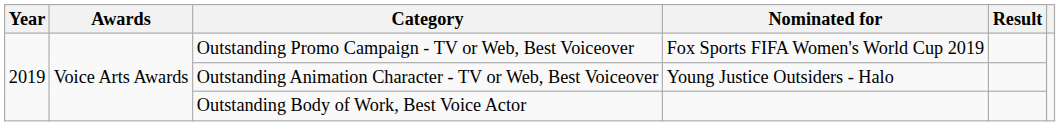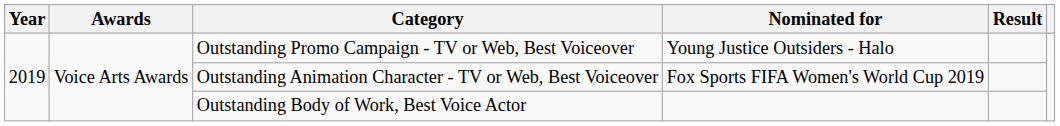(825, 47) Fox Sports FIFA Women's World Cup 2019 -> (780, 47) Young Justice Outsiders - Halo
(780, 76) Young Justice Outsiders - Halo -> (825, 76) Fox Sports FIFA Women's World Cup 2019
